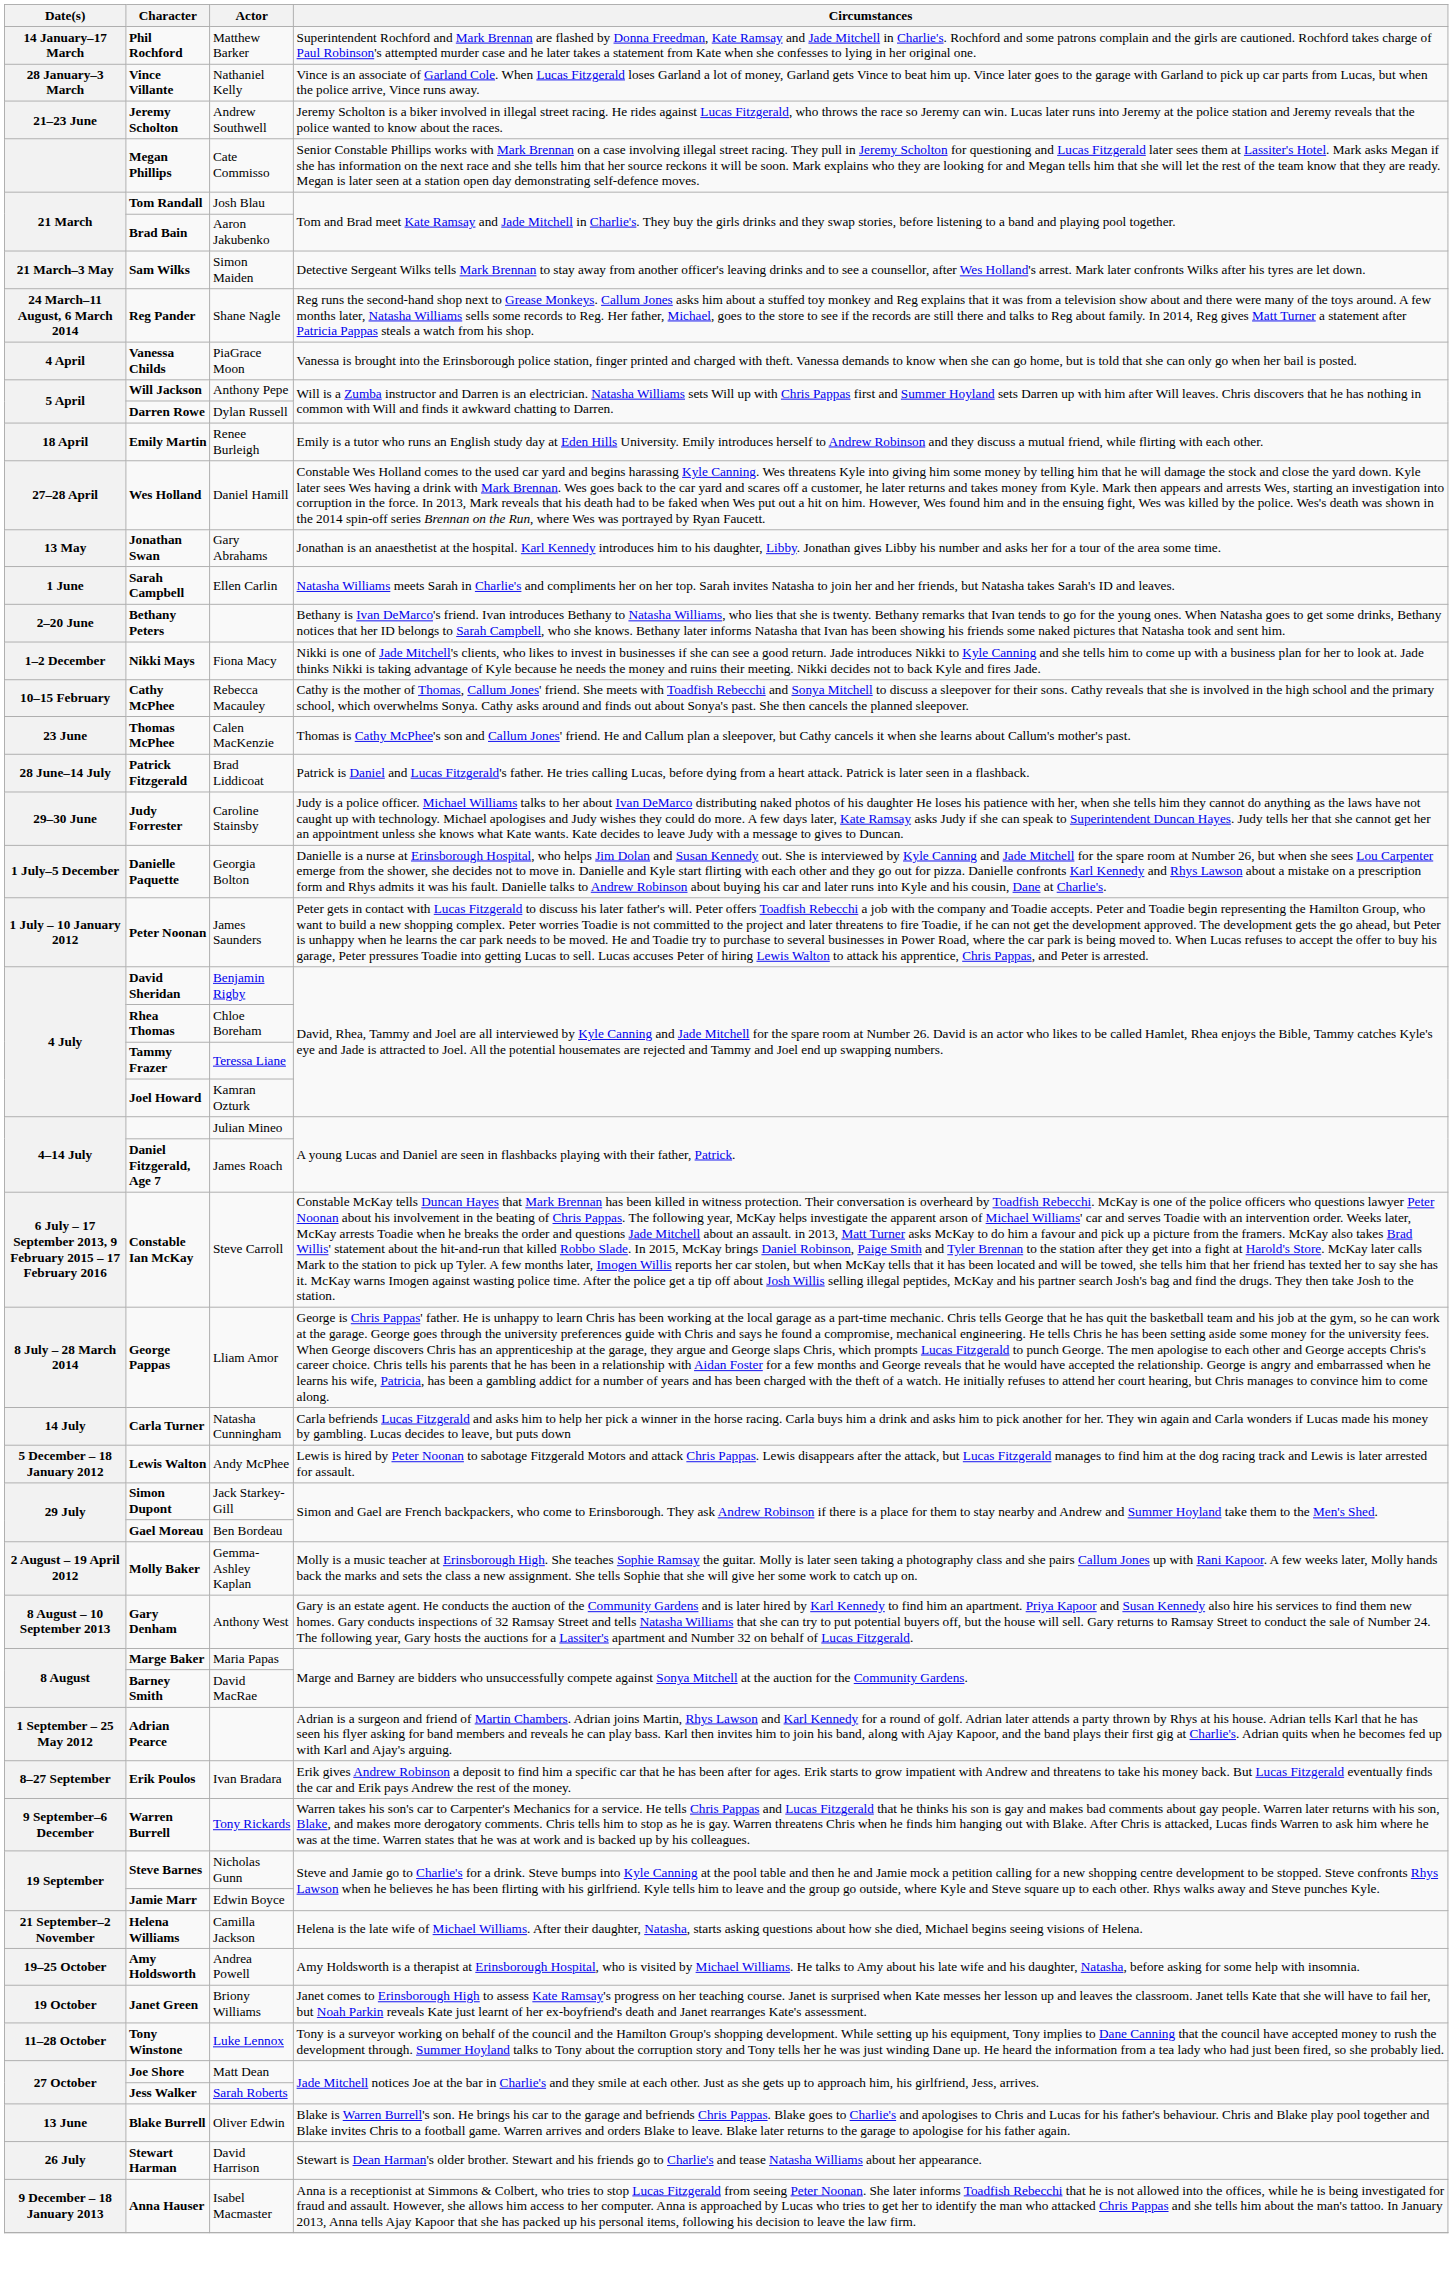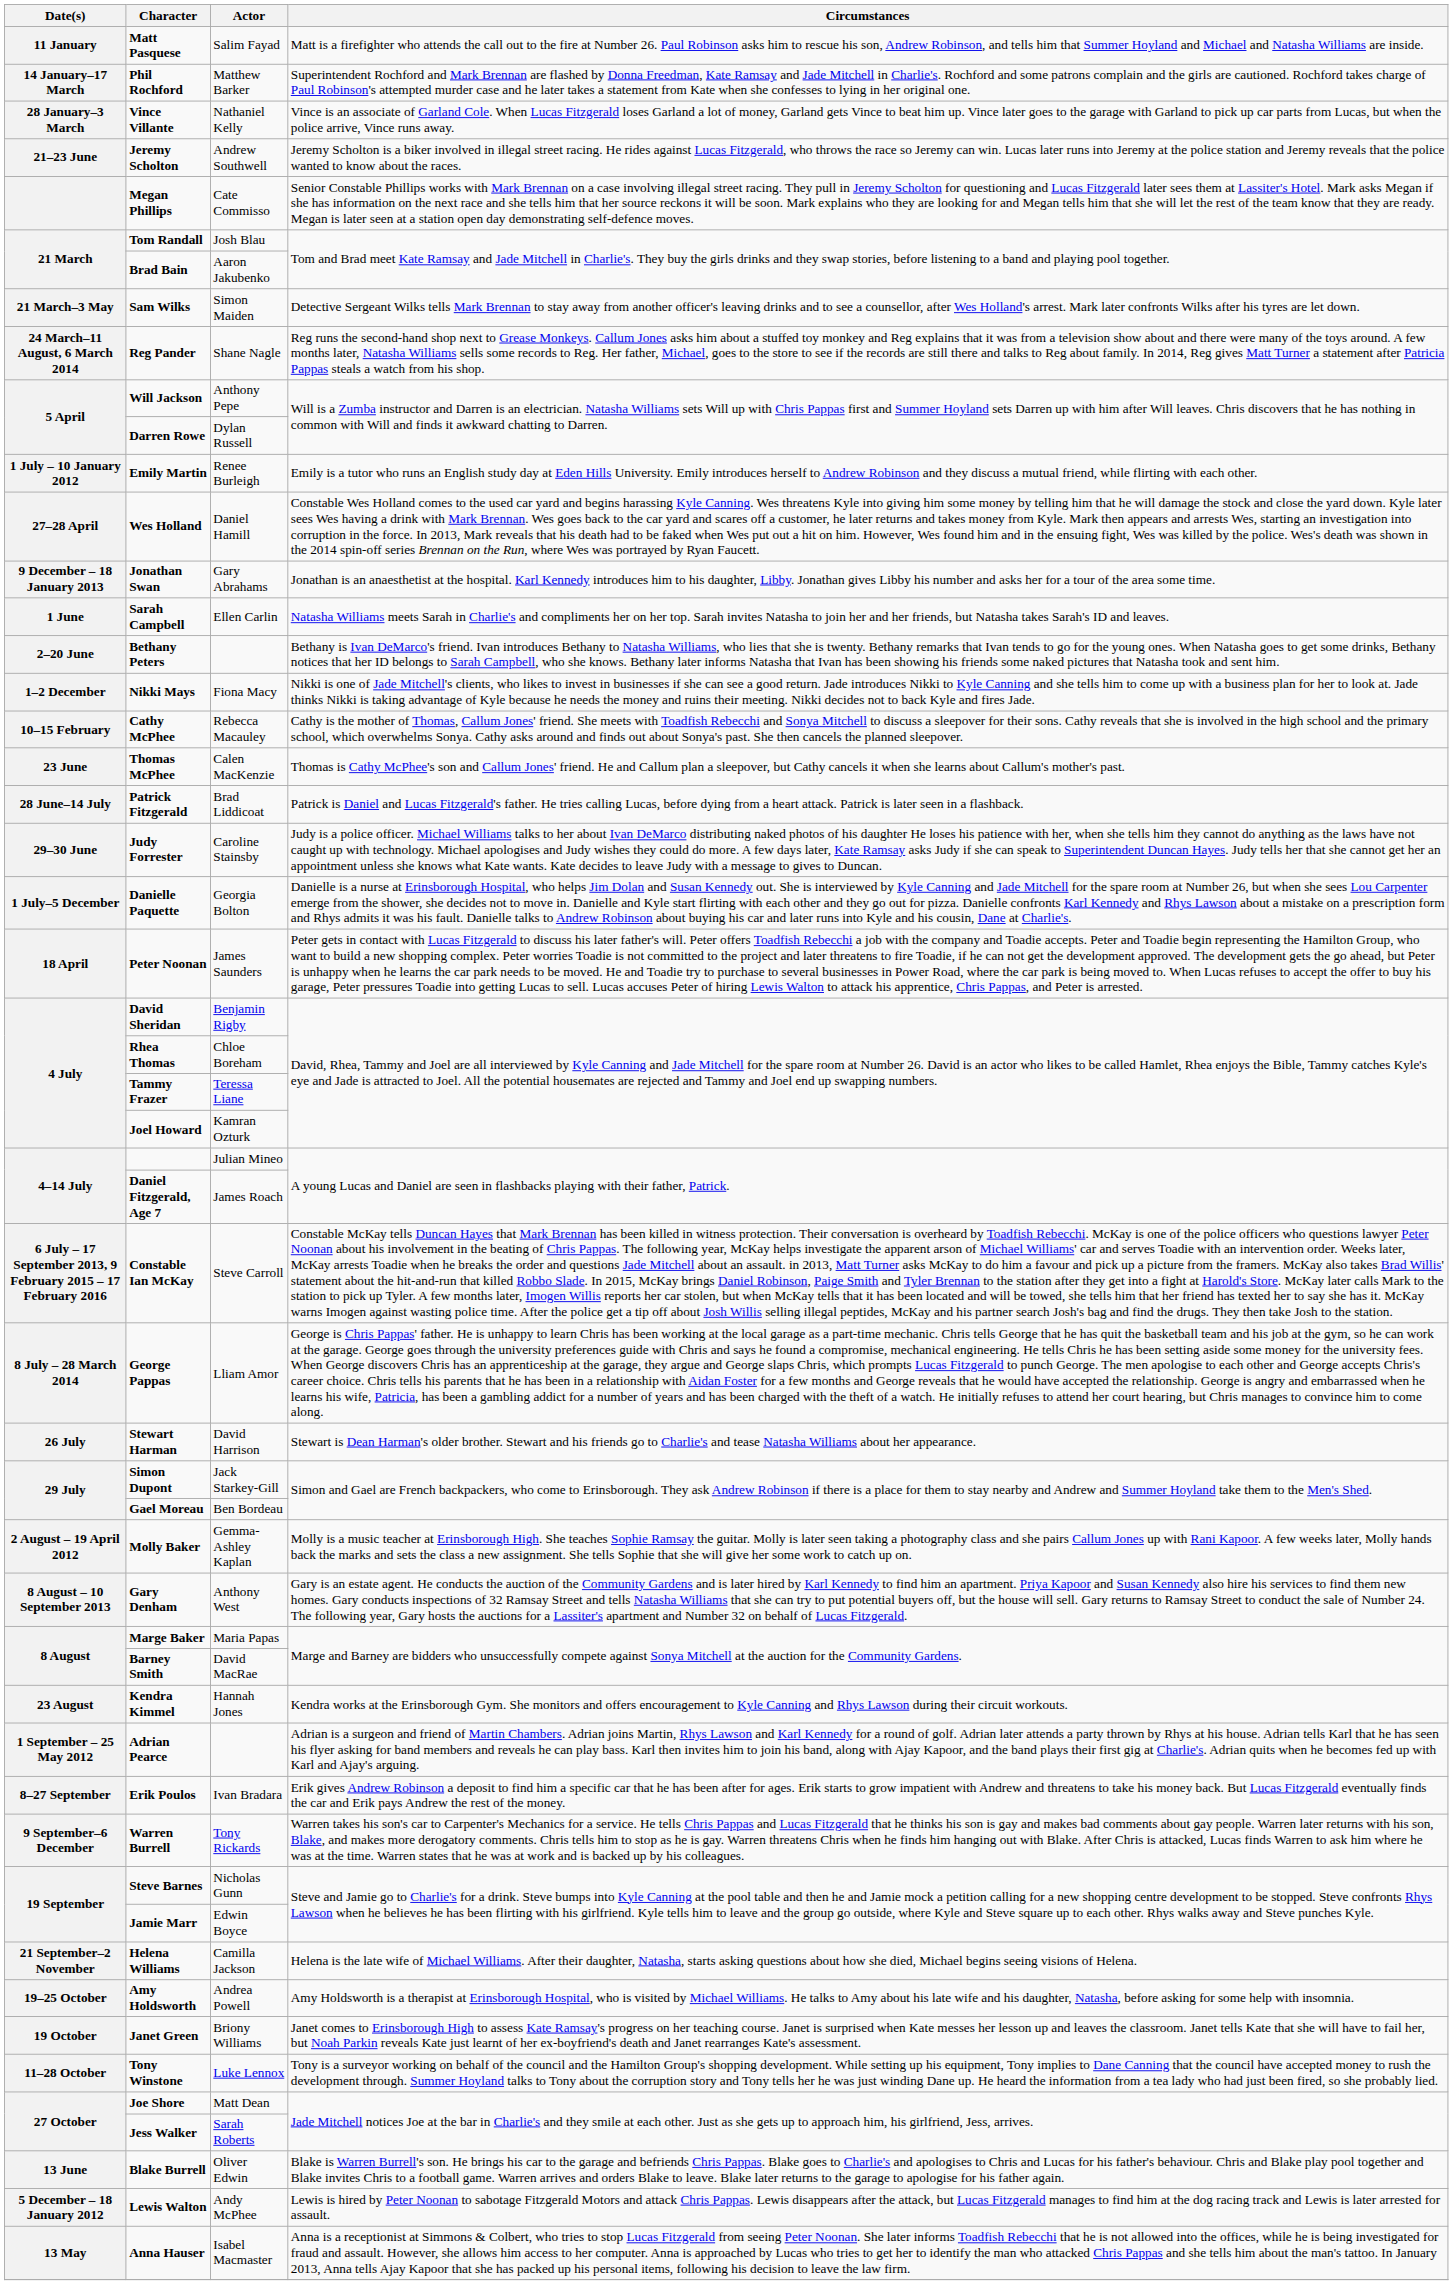+ row: (155, 45)
- row: (151, 361)
(65, 442) 18 April -> (65, 473) 1 July – 10 January 2012
(65, 548) 13 May -> (65, 579) 9 December – 18 January 2013
(65, 932) 1 July – 10 January 2012 -> (65, 964) 18 April
- row: (167, 1426)
rows swapped: (153, 2160) <-> (168, 1464)
+ row: (152, 1704)
(65, 2206) 9 December – 18 January 2013 -> (65, 2253) 13 May
